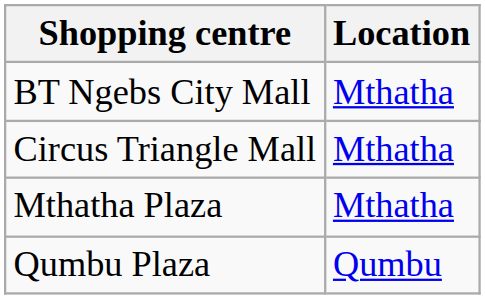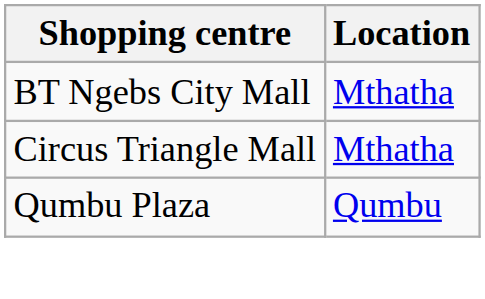- row: (118, 206)
